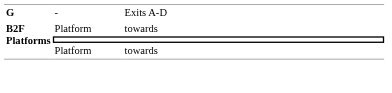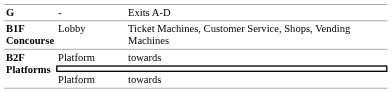+ row: (72, 29)
